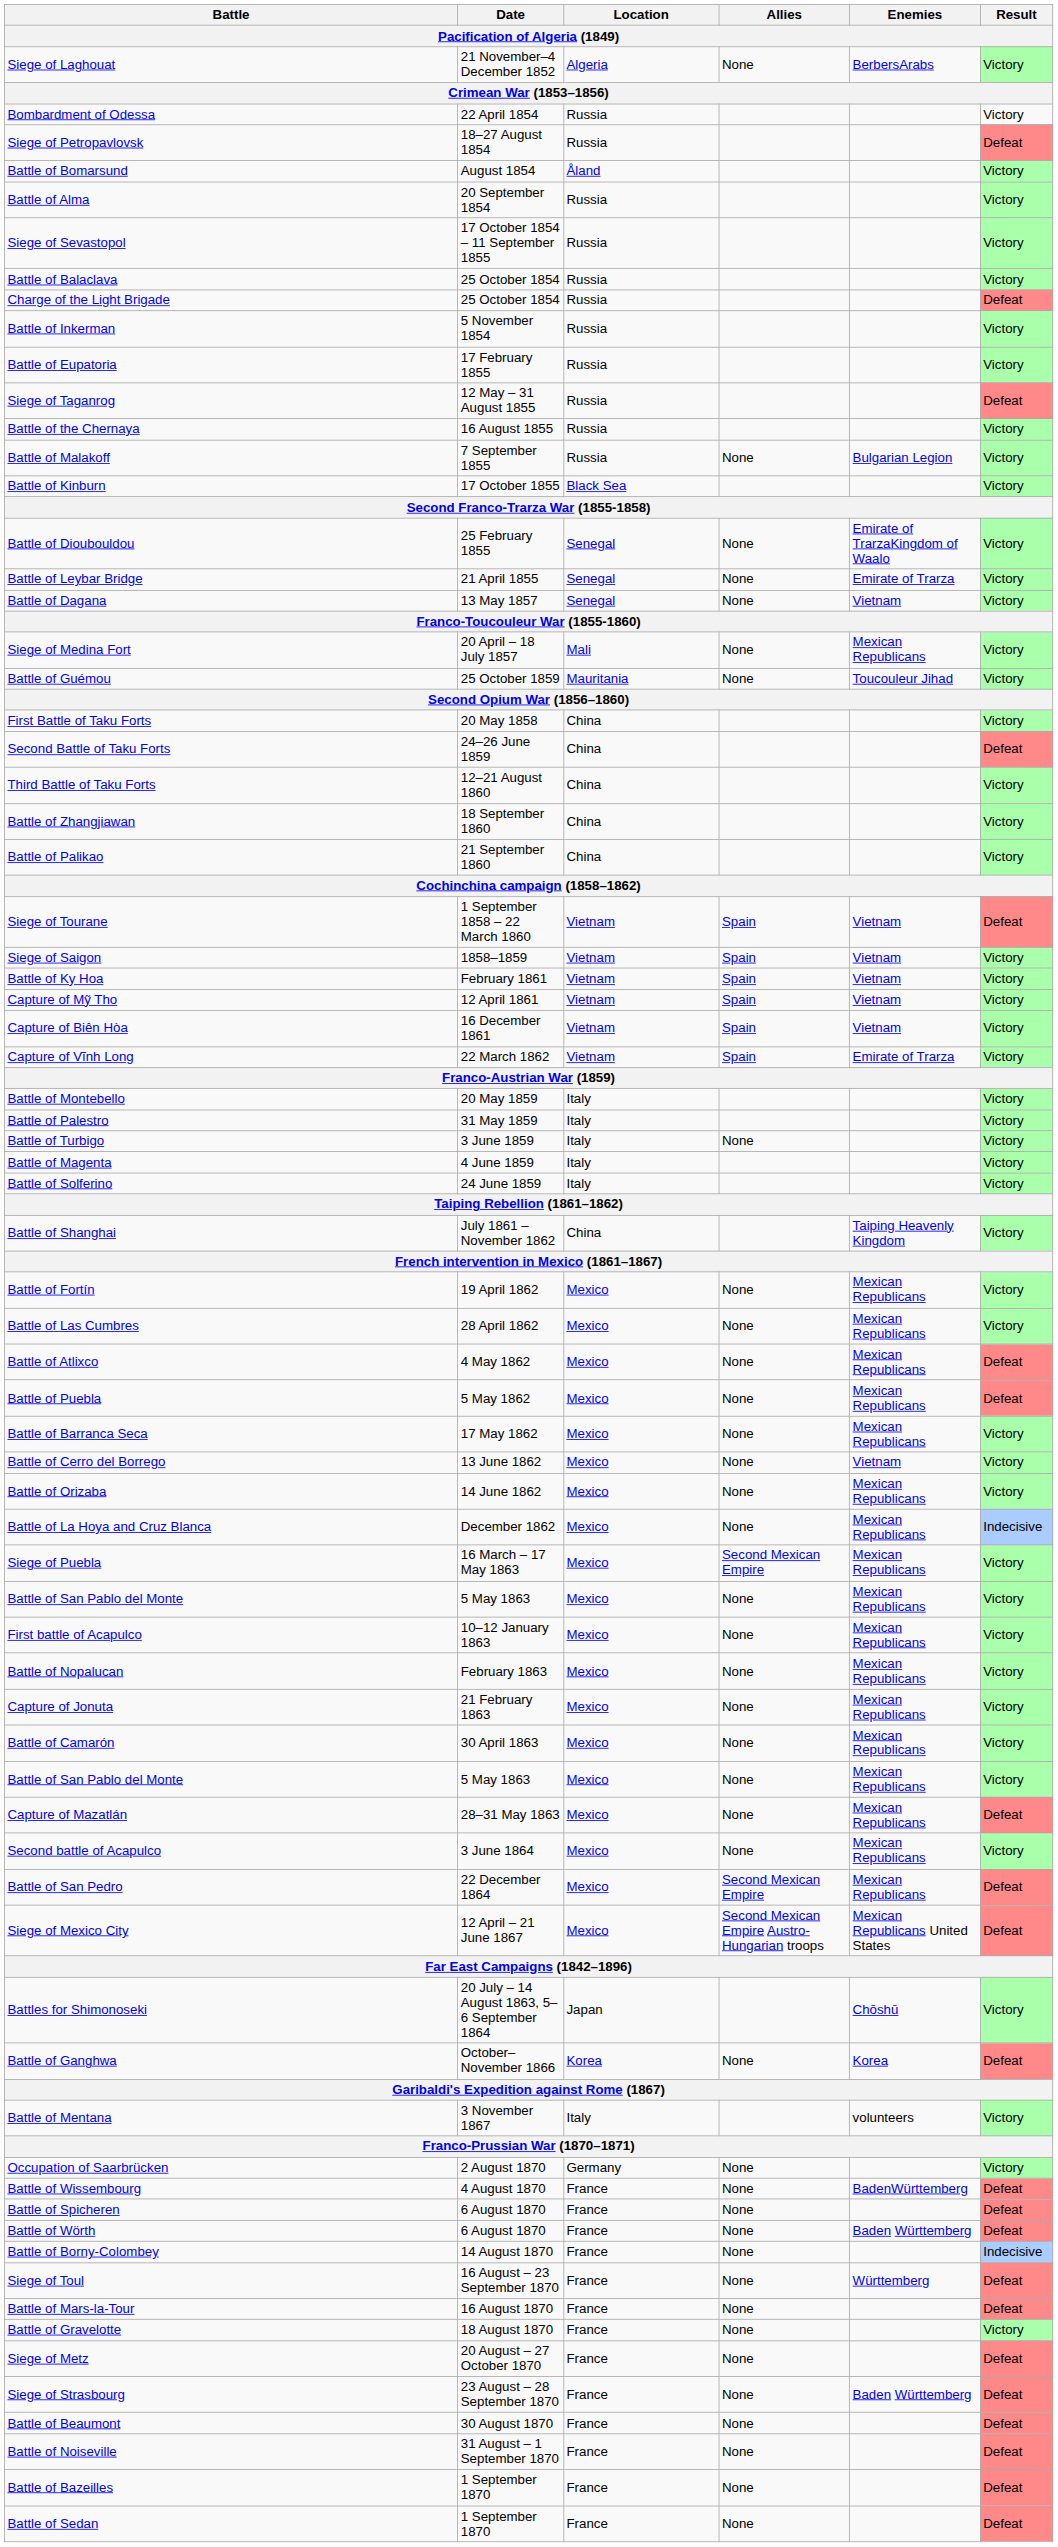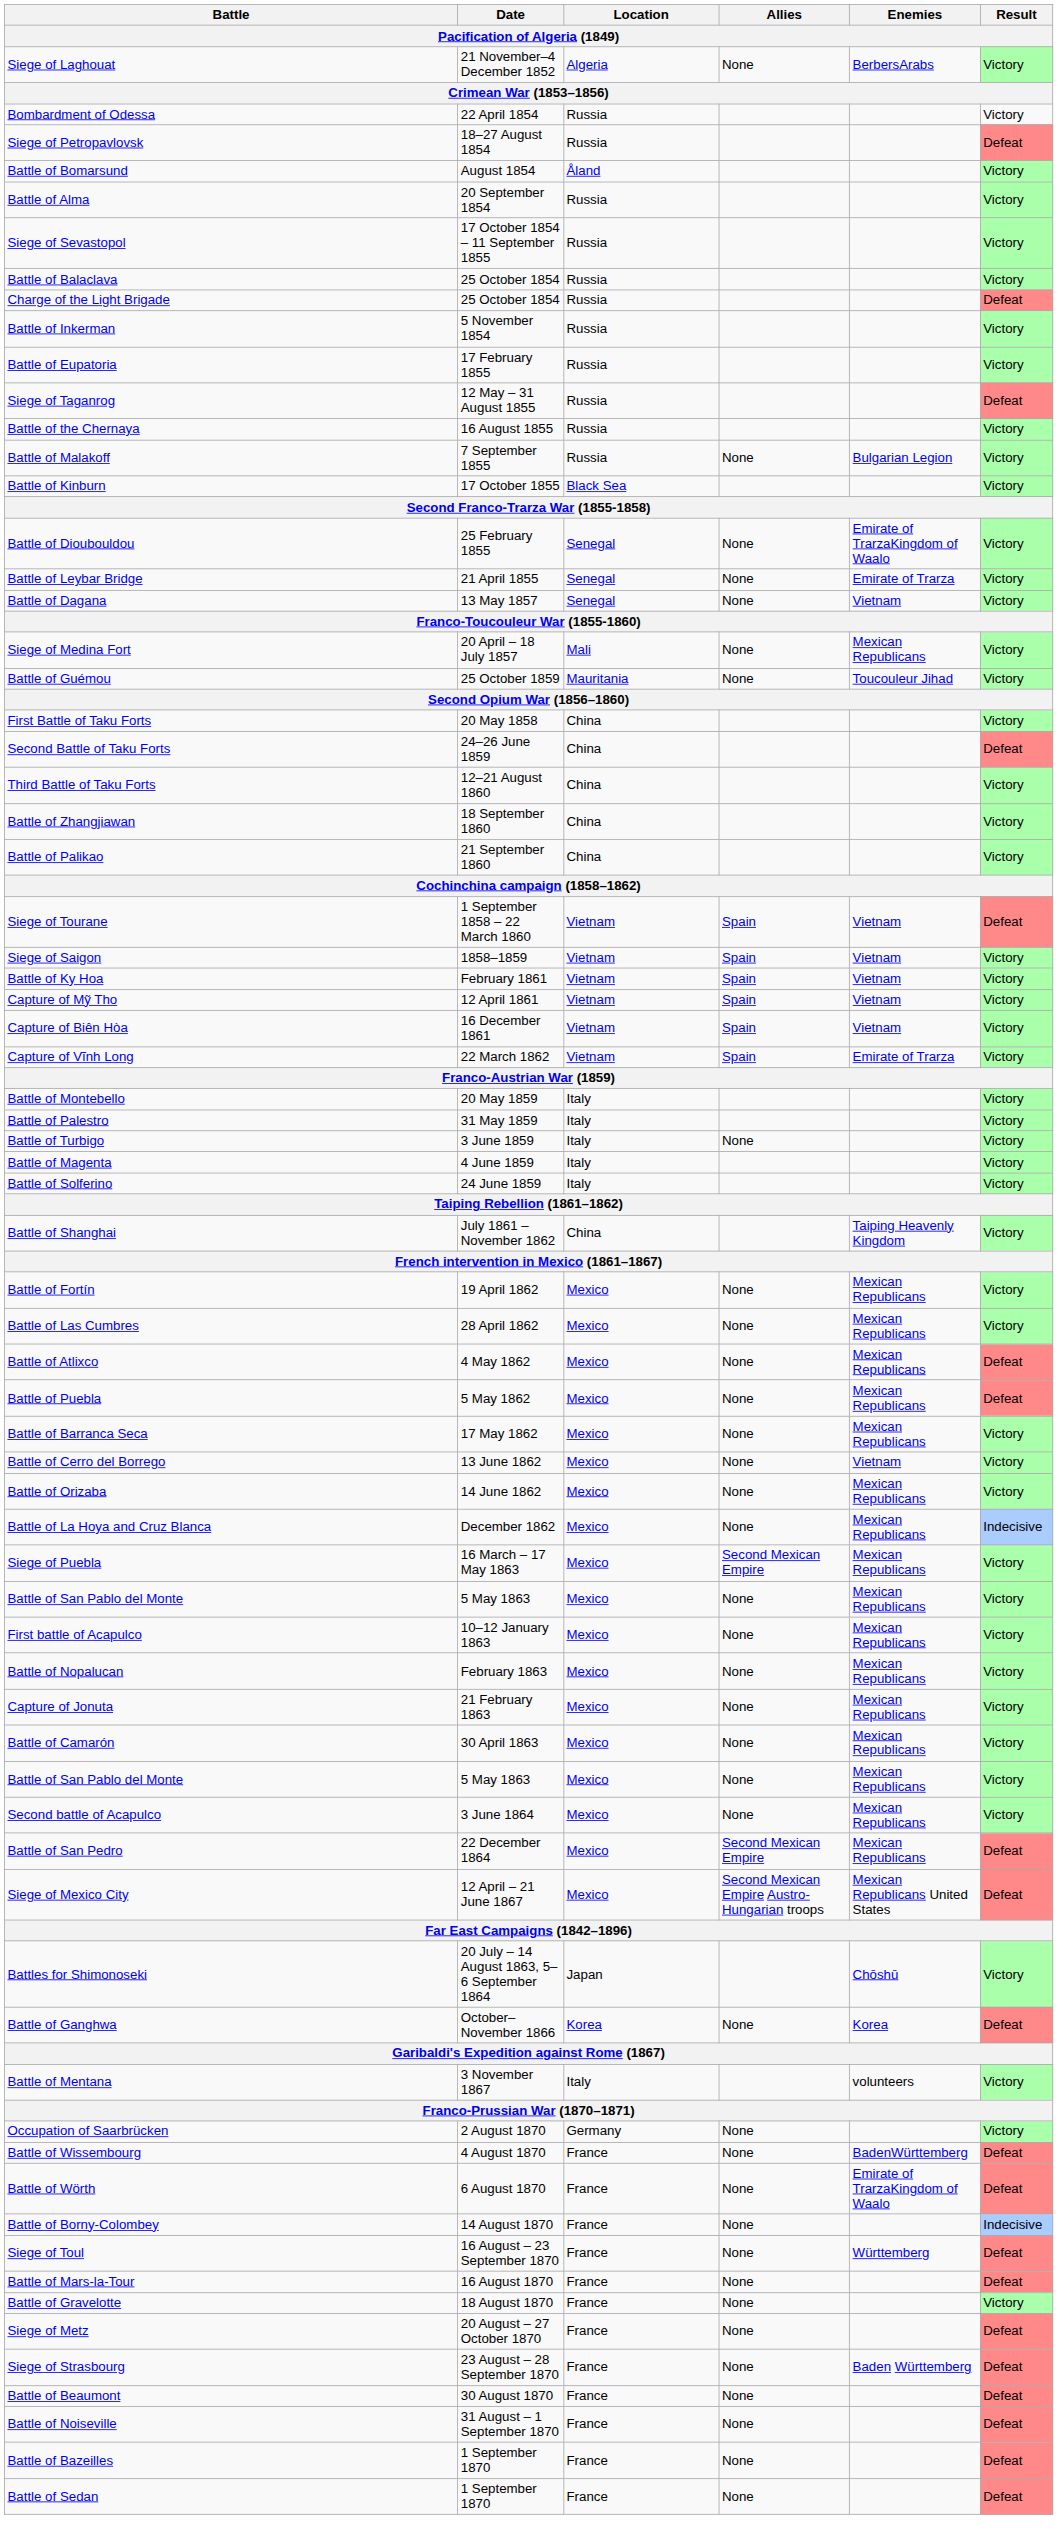- row: (67, 1815)
- row: (64, 2209)
(912, 2230) Baden Württemberg -> (905, 2188) Emirate of TrarzaKingdom of Waalo
